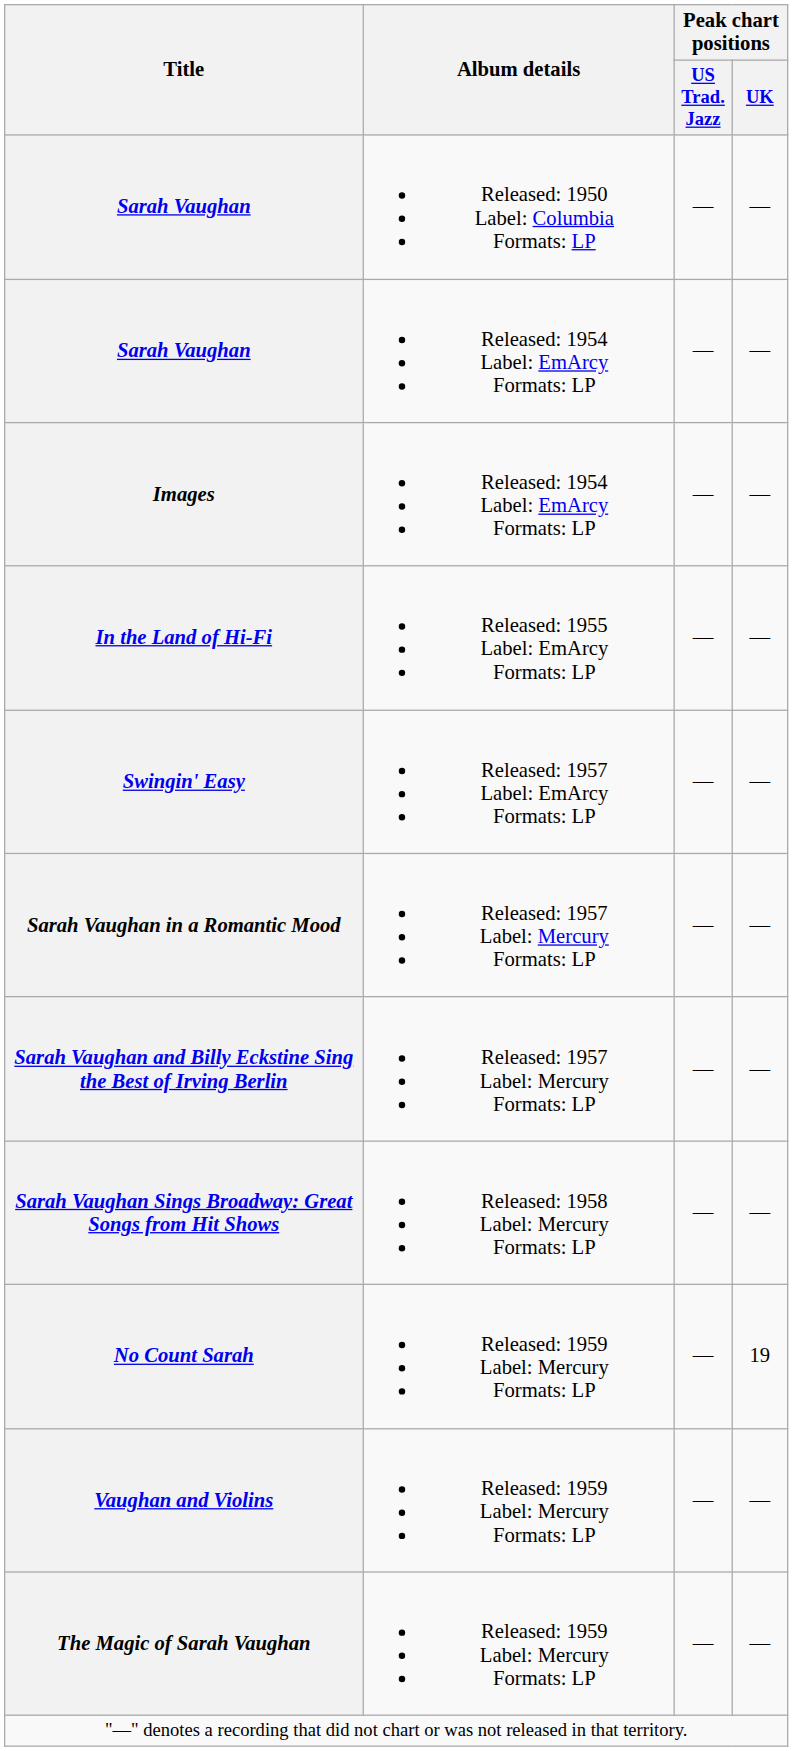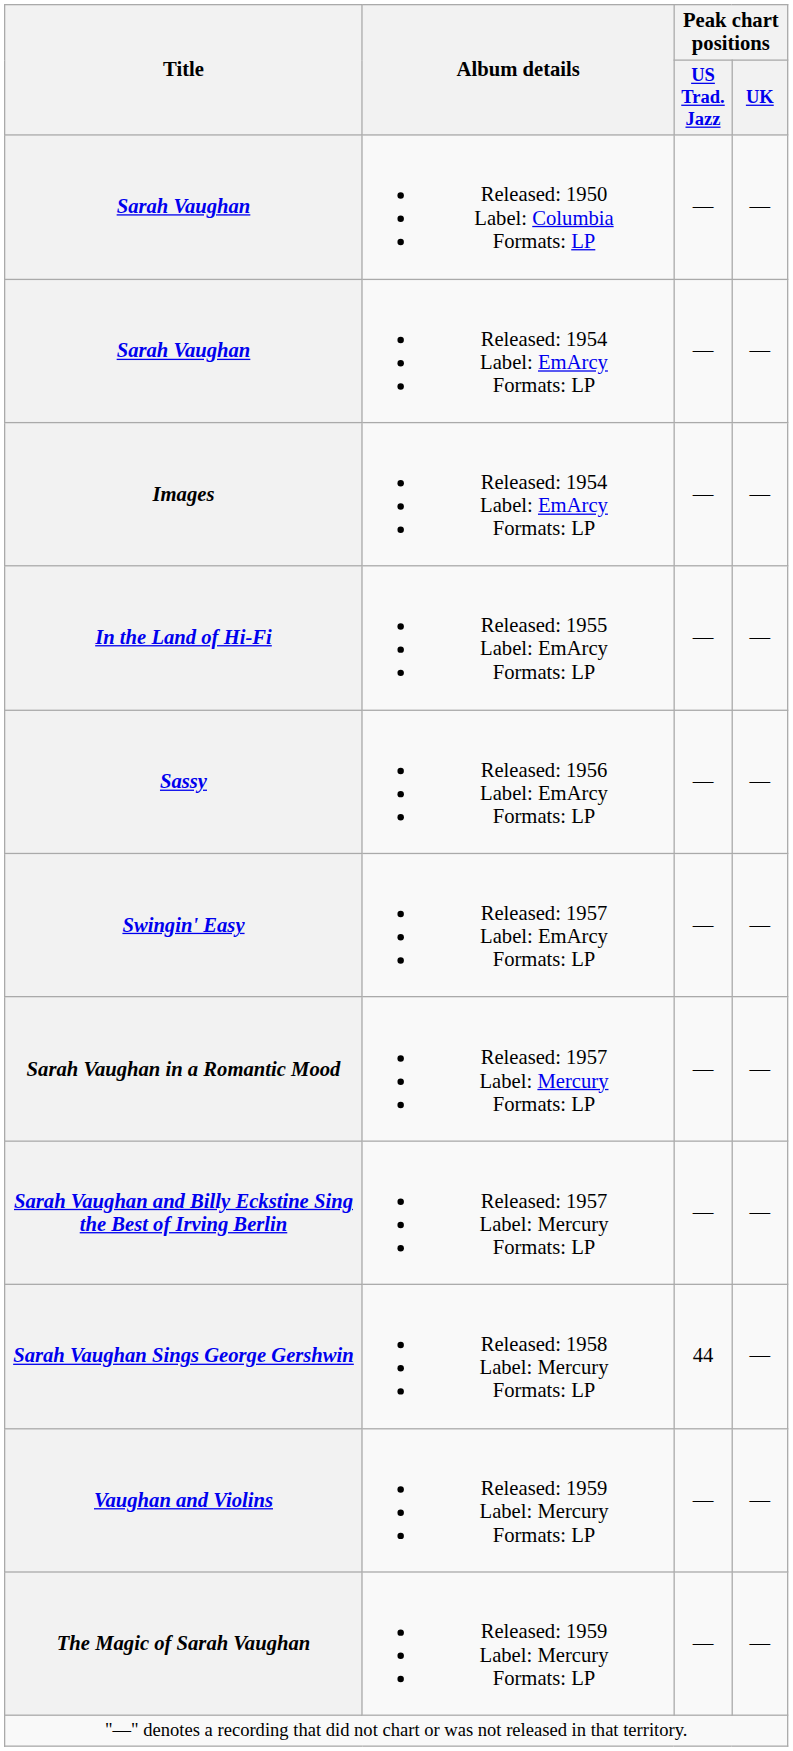+ row: (183, 781)
- row: (184, 1212)
+ row: (183, 1356)
- row: (184, 1356)
